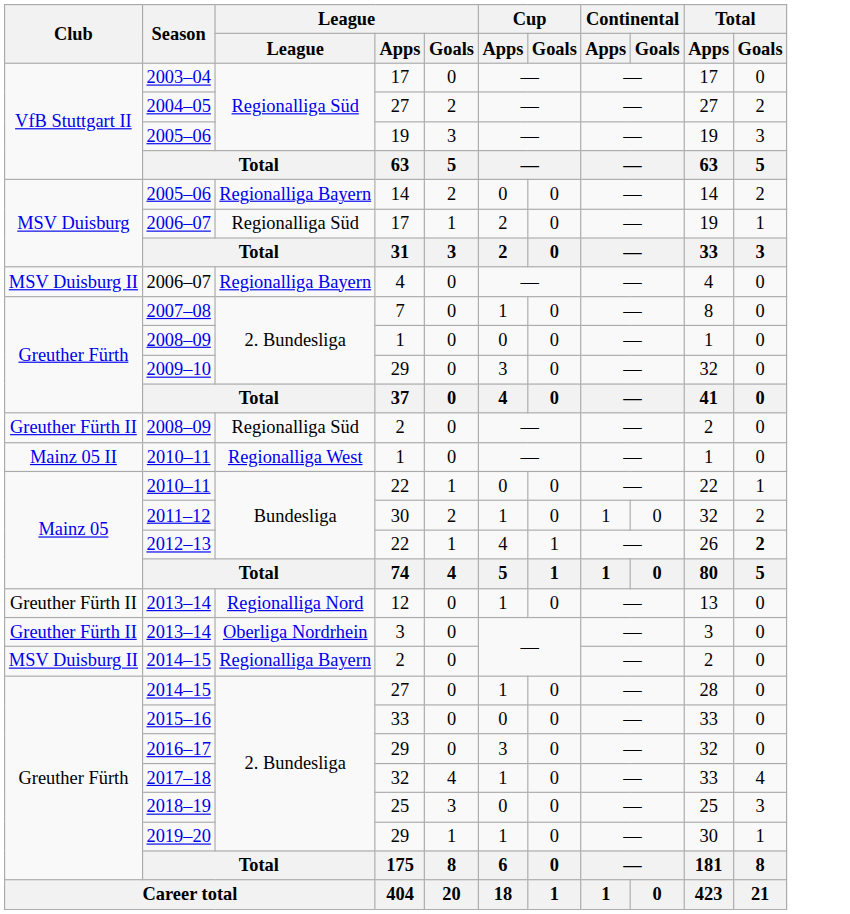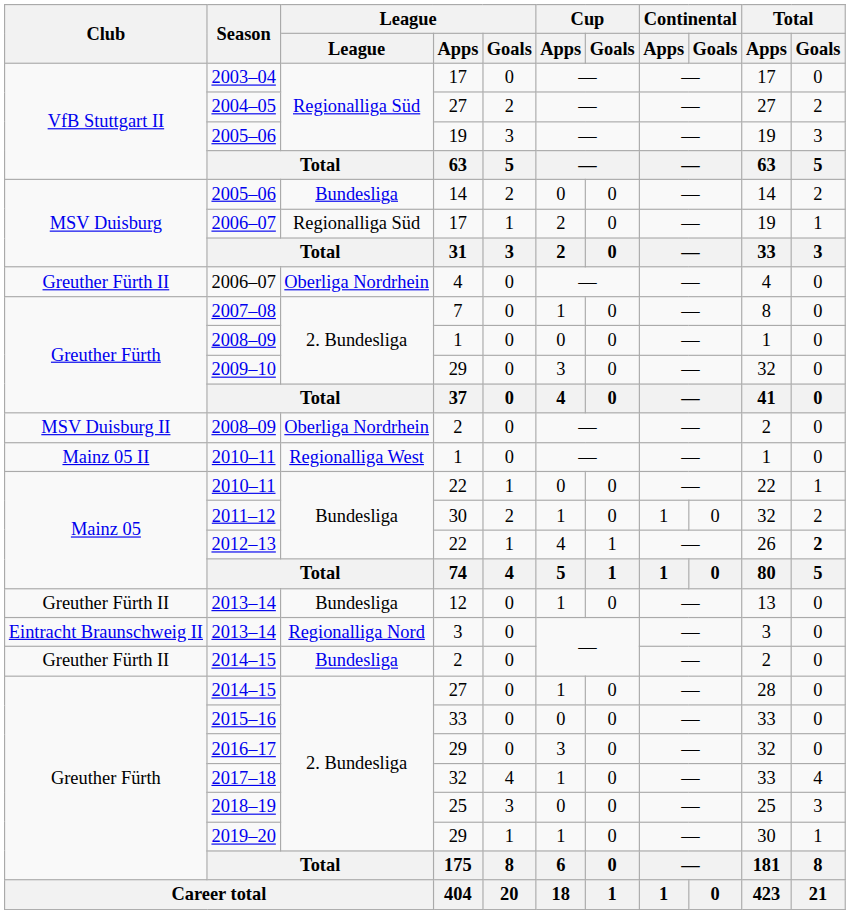(295, 194) Regionalliga Bayern -> (357, 194) Bundesliga
(73, 281) MSV Duisburg II -> (106, 281) Greuther Fürth II
(295, 281) Regionalliga Bayern -> (357, 281) Oberliga Nordrhein
(73, 427) Greuther Fürth II -> (106, 427) MSV Duisburg II
(295, 427) Regionalliga Süd -> (357, 427) Oberliga Nordrhein
(295, 602) Regionalliga Nord -> (357, 602) Bundesliga
(73, 631) Greuther Fürth II -> (106, 631) Eintracht Braunschweig II
(295, 631) Oberliga Nordrhein -> (357, 631) Regionalliga Nord
(73, 661) MSV Duisburg II -> (106, 661) Greuther Fürth II
(295, 661) Regionalliga Bayern -> (357, 661) Bundesliga
